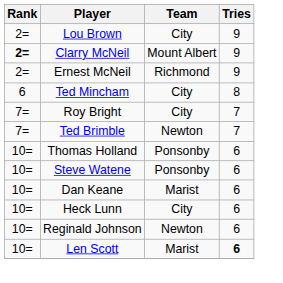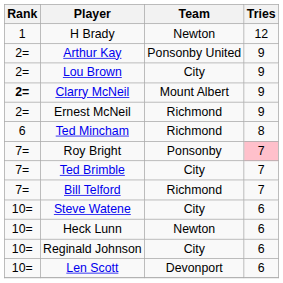+ row: (92, 33)
+ row: (92, 53)
(182, 92) City -> (194, 131) Richmond
(182, 111) City -> (194, 151) Ponsonby
(237, 111) no background -> (261, 151) pink background
(182, 131) Newton -> (194, 170) City
+ row: (92, 190)
- row: (92, 151)
(182, 170) Ponsonby -> (194, 209) City
- row: (92, 190)
(182, 209) City -> (194, 229) Newton
(182, 229) Newton -> (194, 248) City
(182, 248) Marist -> (194, 268) Devonport
(237, 248) bold -> (261, 268) normal
